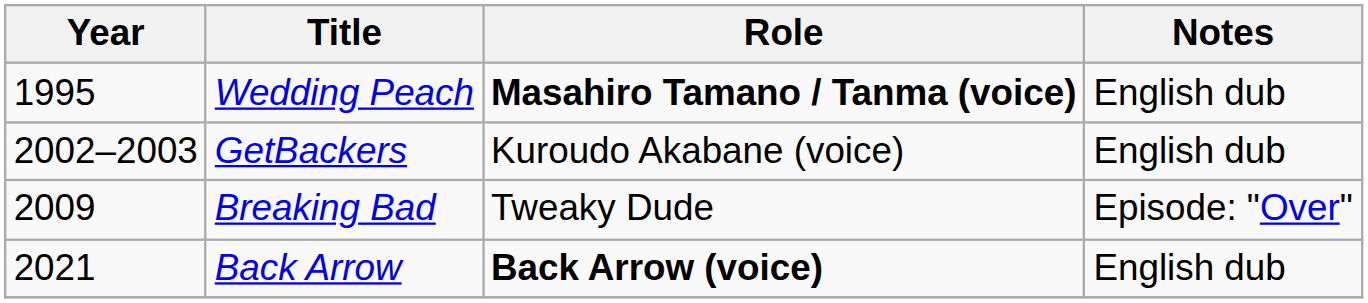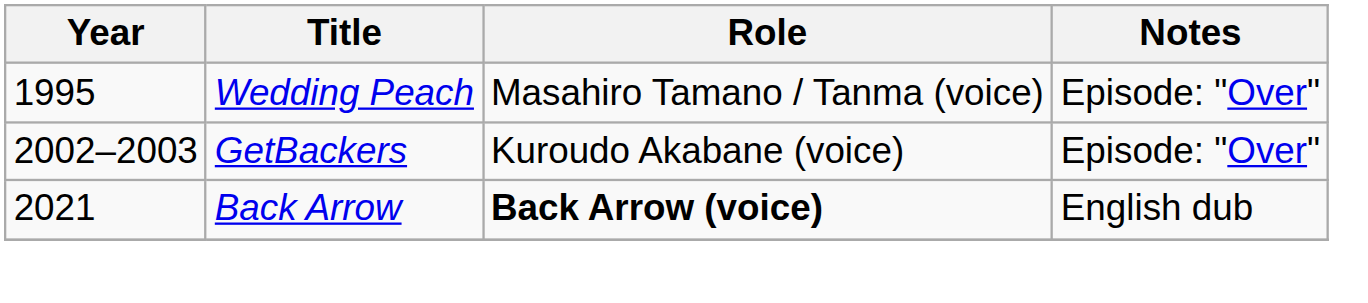(784, 92) bold -> (767, 92) normal
(1190, 92) English dub -> (1190, 92) Episode: "Over"
(1190, 150) English dub -> (1190, 150) Episode: "Over"
- row: (325, 208)
